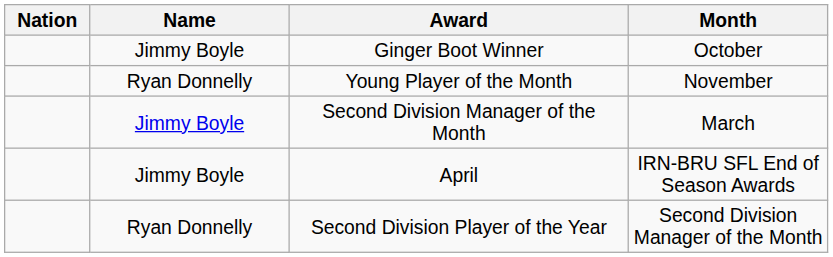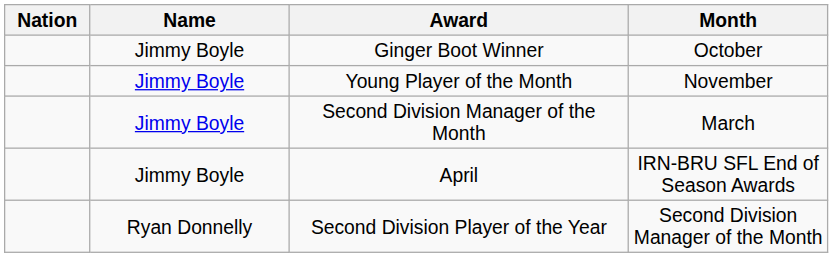(190, 81) Ryan Donnelly -> (190, 81) Jimmy Boyle
